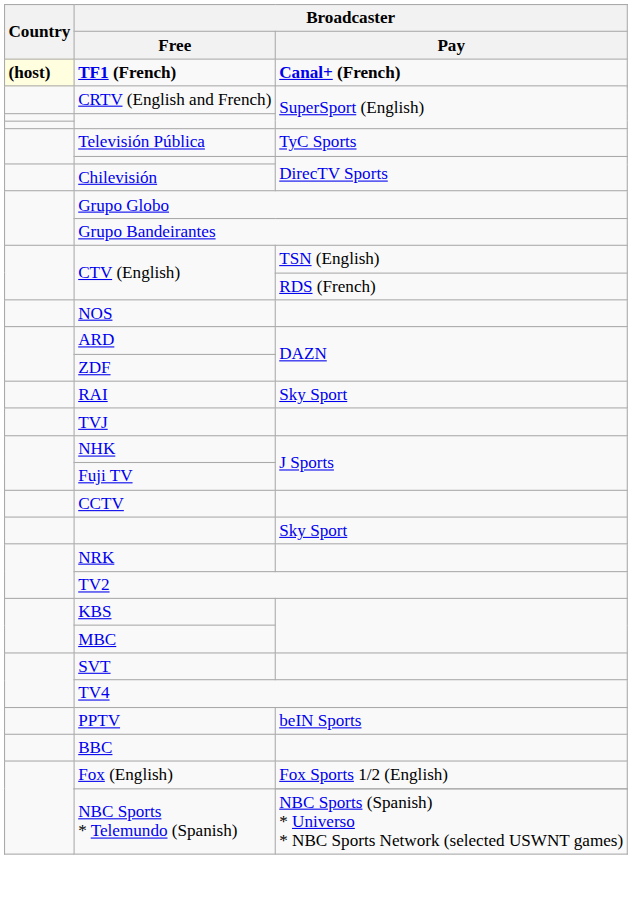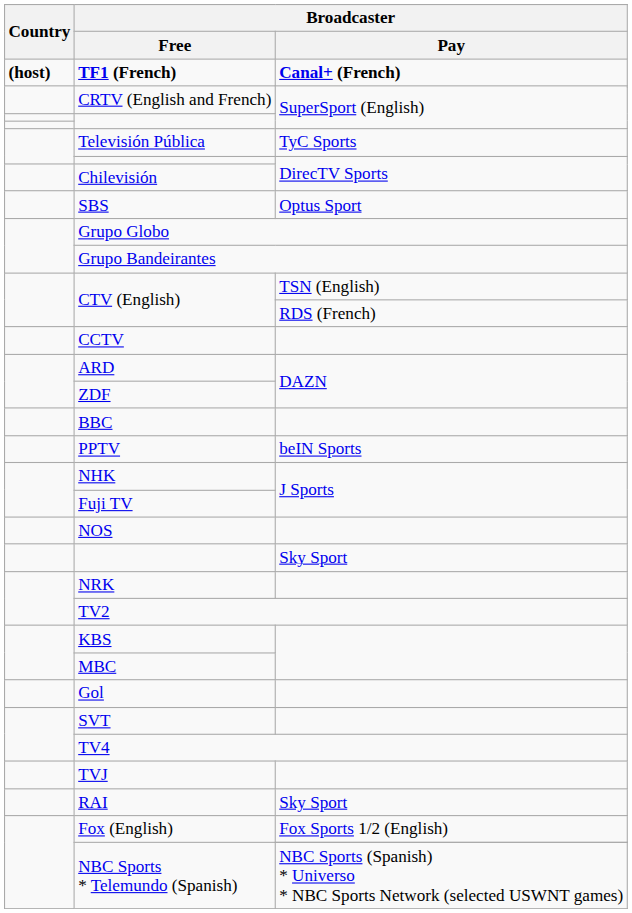(29, 72) lightyellow background -> (29, 72) no background
+ row: (93, 204)
rows swapped: (101, 503) <-> (95, 313)
rows swapped: (93, 394) <-> (95, 747)
rows swapped: (93, 421) <-> (99, 720)
+ row: (91, 693)
